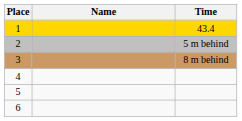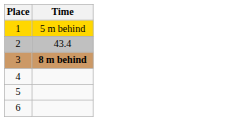- column: (104, 12)
(206, 28) 43.4 -> (63, 28) 5 m behind
(206, 44) 5 m behind -> (63, 44) 43.4
(206, 60) normal -> (63, 60) bold
